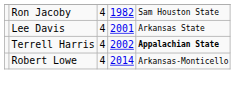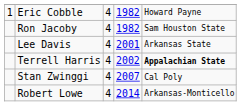+ row: (50, 12)
+ row: (53, 77)
